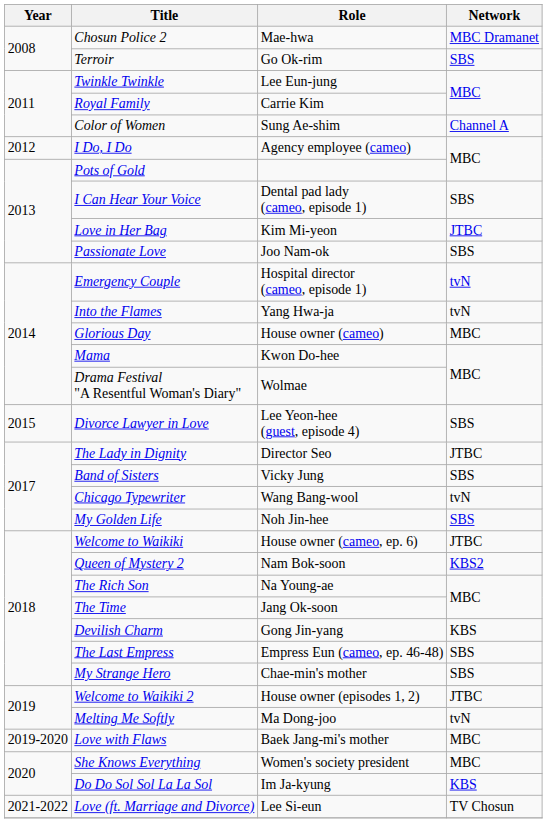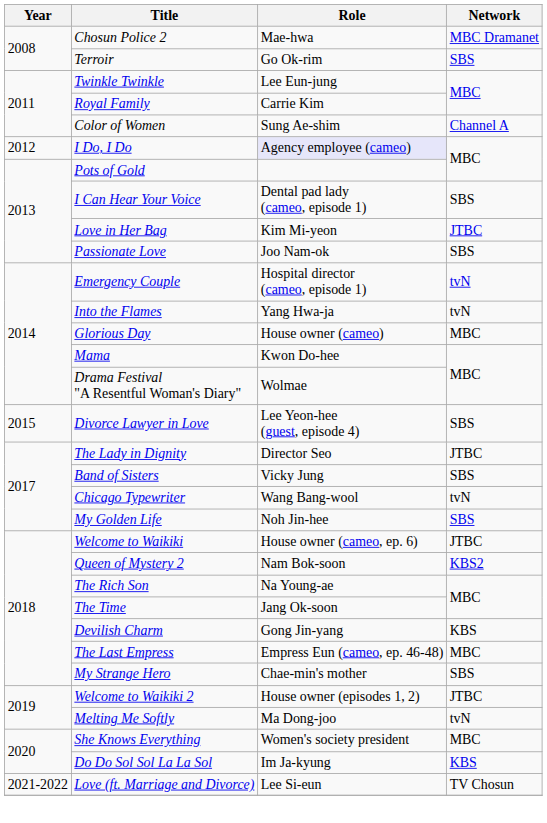(336, 147) no background -> (336, 147) lavender background
(462, 652) SBS -> (465, 652) MBC
- row: (120, 740)
